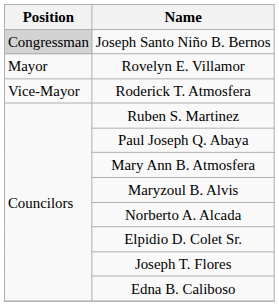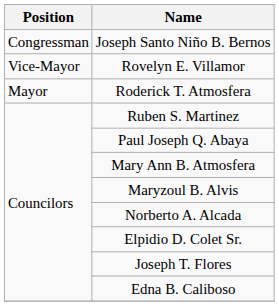(48, 41) lightgrey background -> (48, 41) no background
(28, 66) Mayor -> (44, 66) Vice-Mayor
(44, 91) Vice-Mayor -> (28, 91) Mayor
